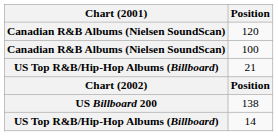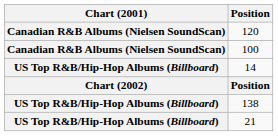rows swapped: (250, 67) <-> (250, 121)
(116, 103) US Billboard 200 -> (116, 103) US Top R&B/Hip-Hop Albums (Billboard)
